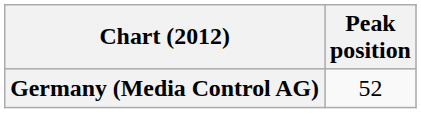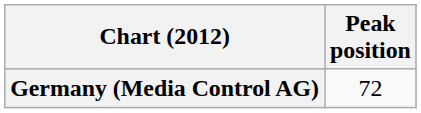(370, 88) 52 -> (370, 88) 72
